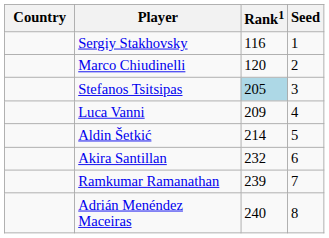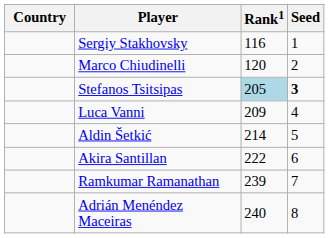(295, 89) normal -> (295, 89) bold
(255, 158) 232 -> (255, 158) 222
